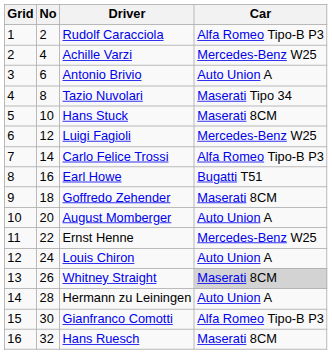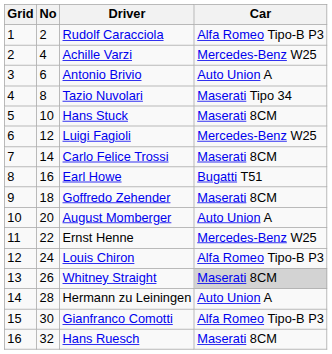(261, 156) Alfa Romeo Tipo-B P3 -> (237, 156) Maserati 8CM
(235, 258) Auto Union A -> (261, 258) Alfa Romeo Tipo-B P3
